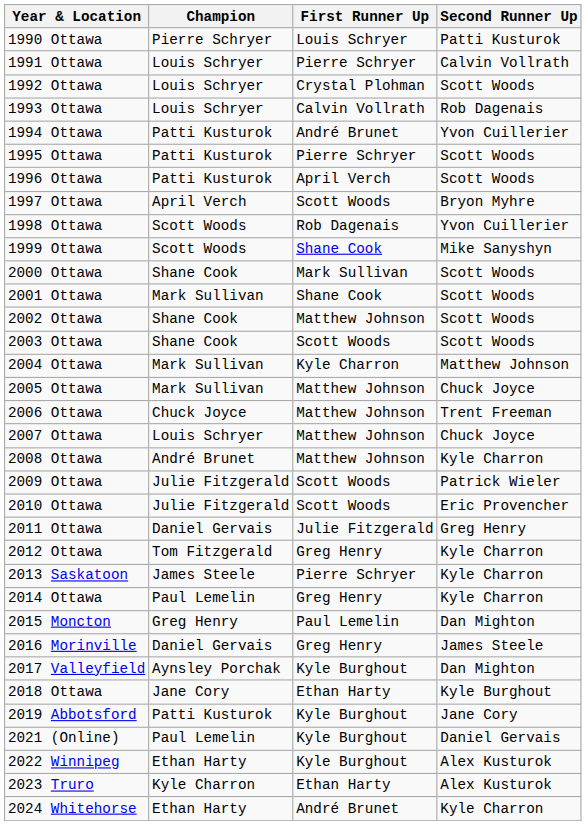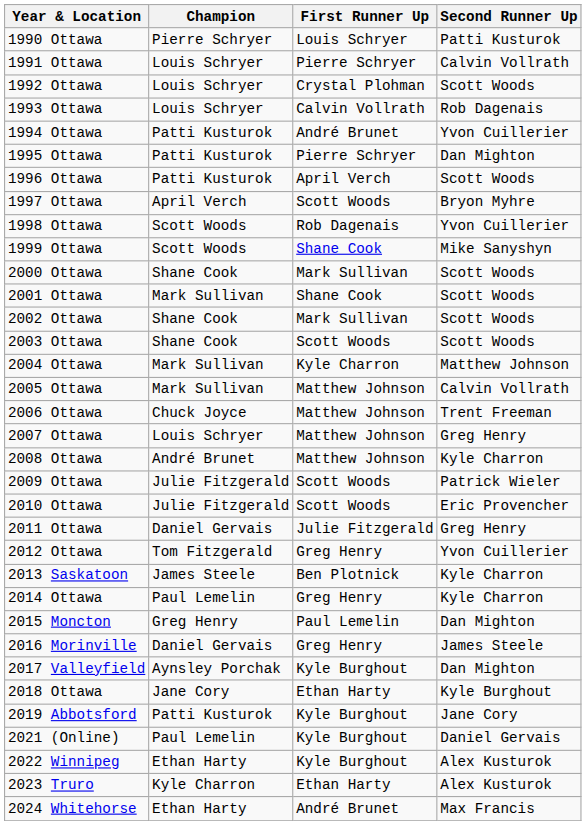(488, 156) Scott Woods -> (488, 156) Dan Mighton
(361, 319) Matthew Johnson -> (352, 319) Mark Sullivan
(488, 389) Chuck Joyce -> (505, 389) Calvin Vollrath
(488, 436) Chuck Joyce -> (483, 436) Greg Henry
(492, 552) Kyle Charron -> (505, 552) Yvon Cuillerier
(356, 576) Pierre Schryer -> (348, 576) Ben Plotnick
(492, 809) Kyle Charron -> (488, 809) Max Francis
